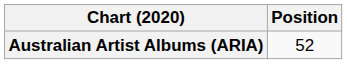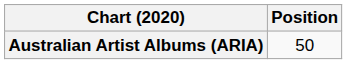(305, 44) 52 -> (305, 44) 50
